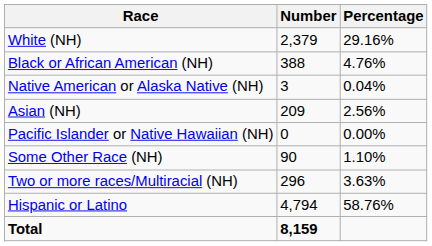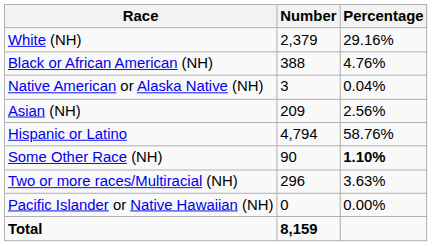rows swapped: (141, 134) <-> (67, 205)
(364, 157) normal -> (364, 157) bold
